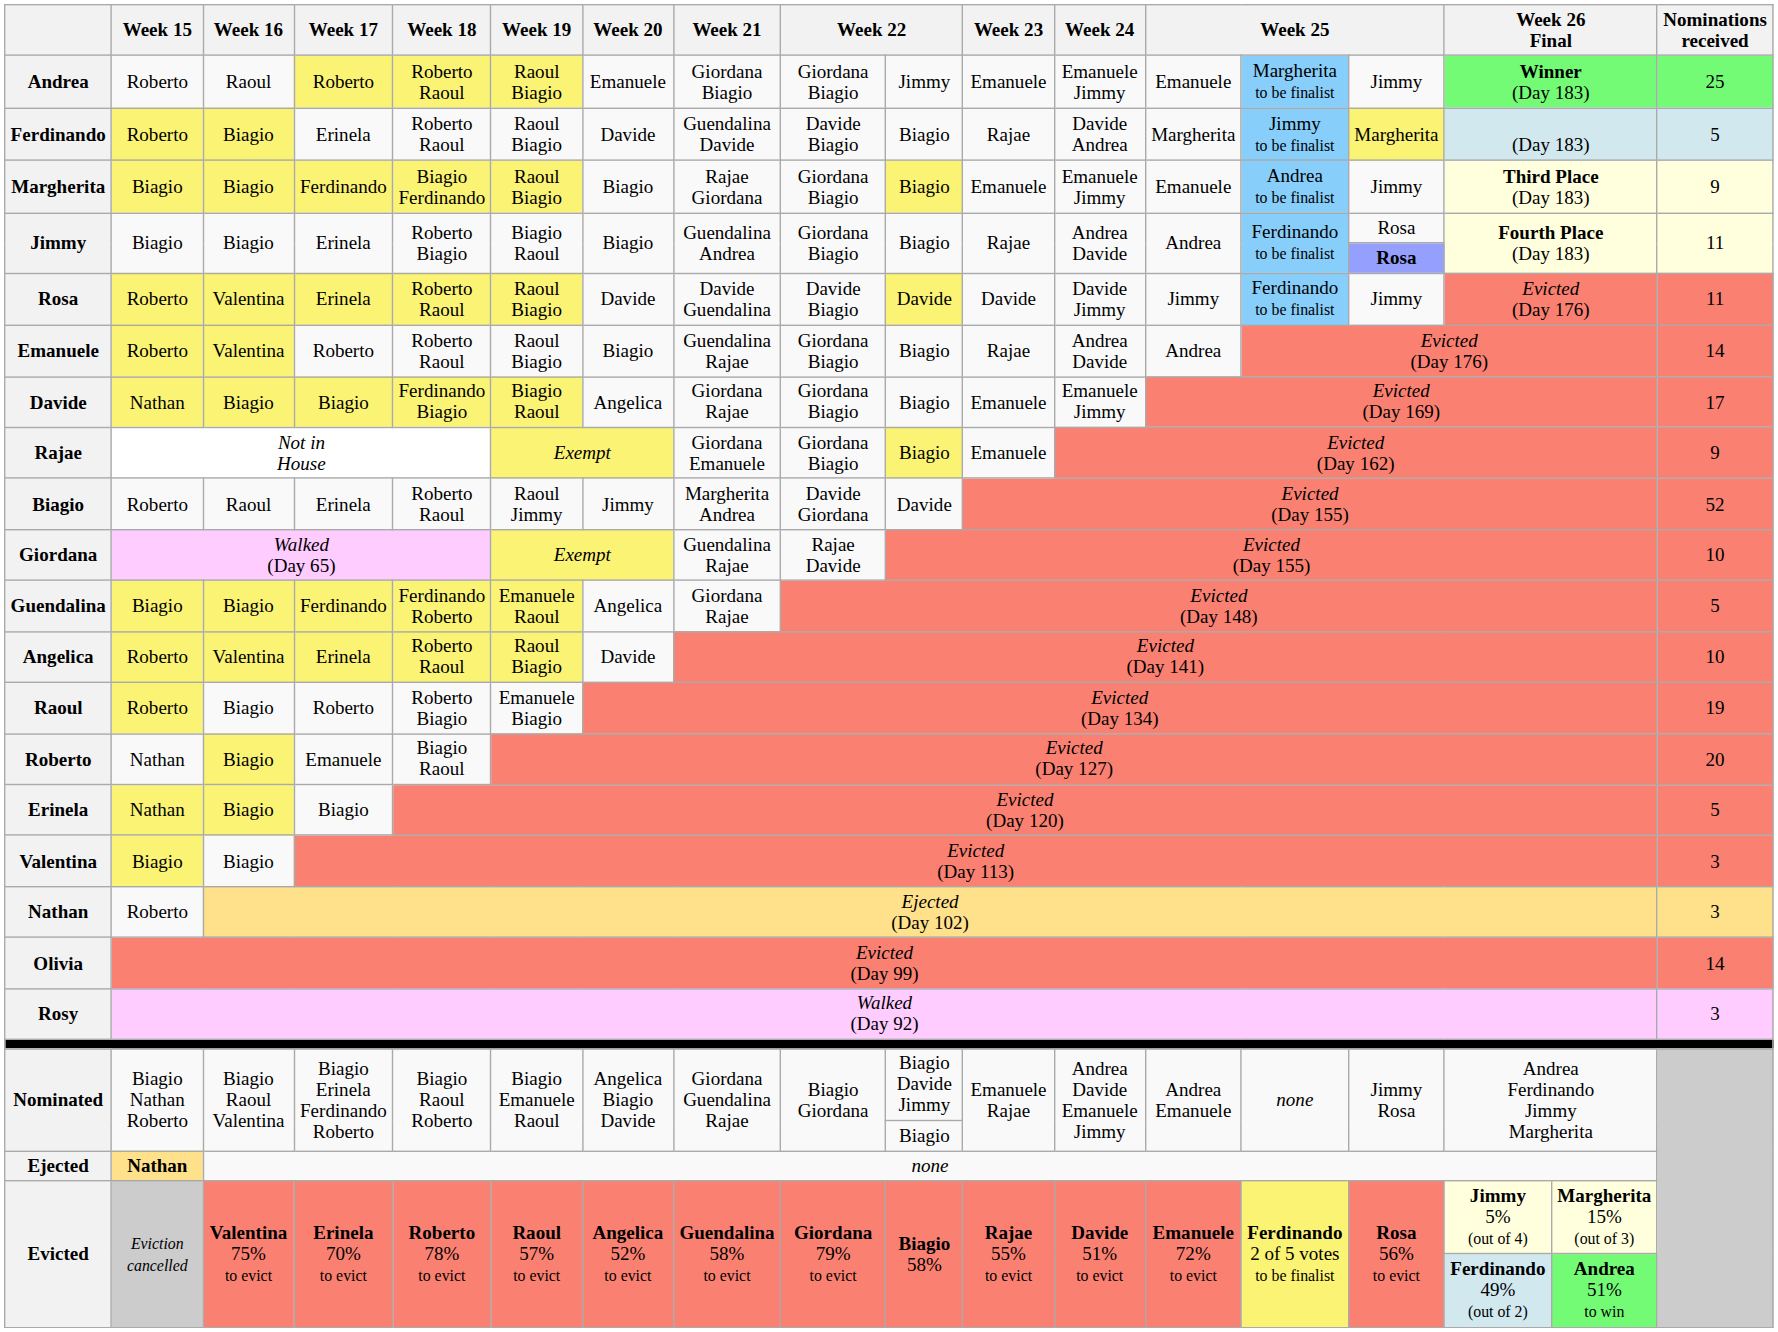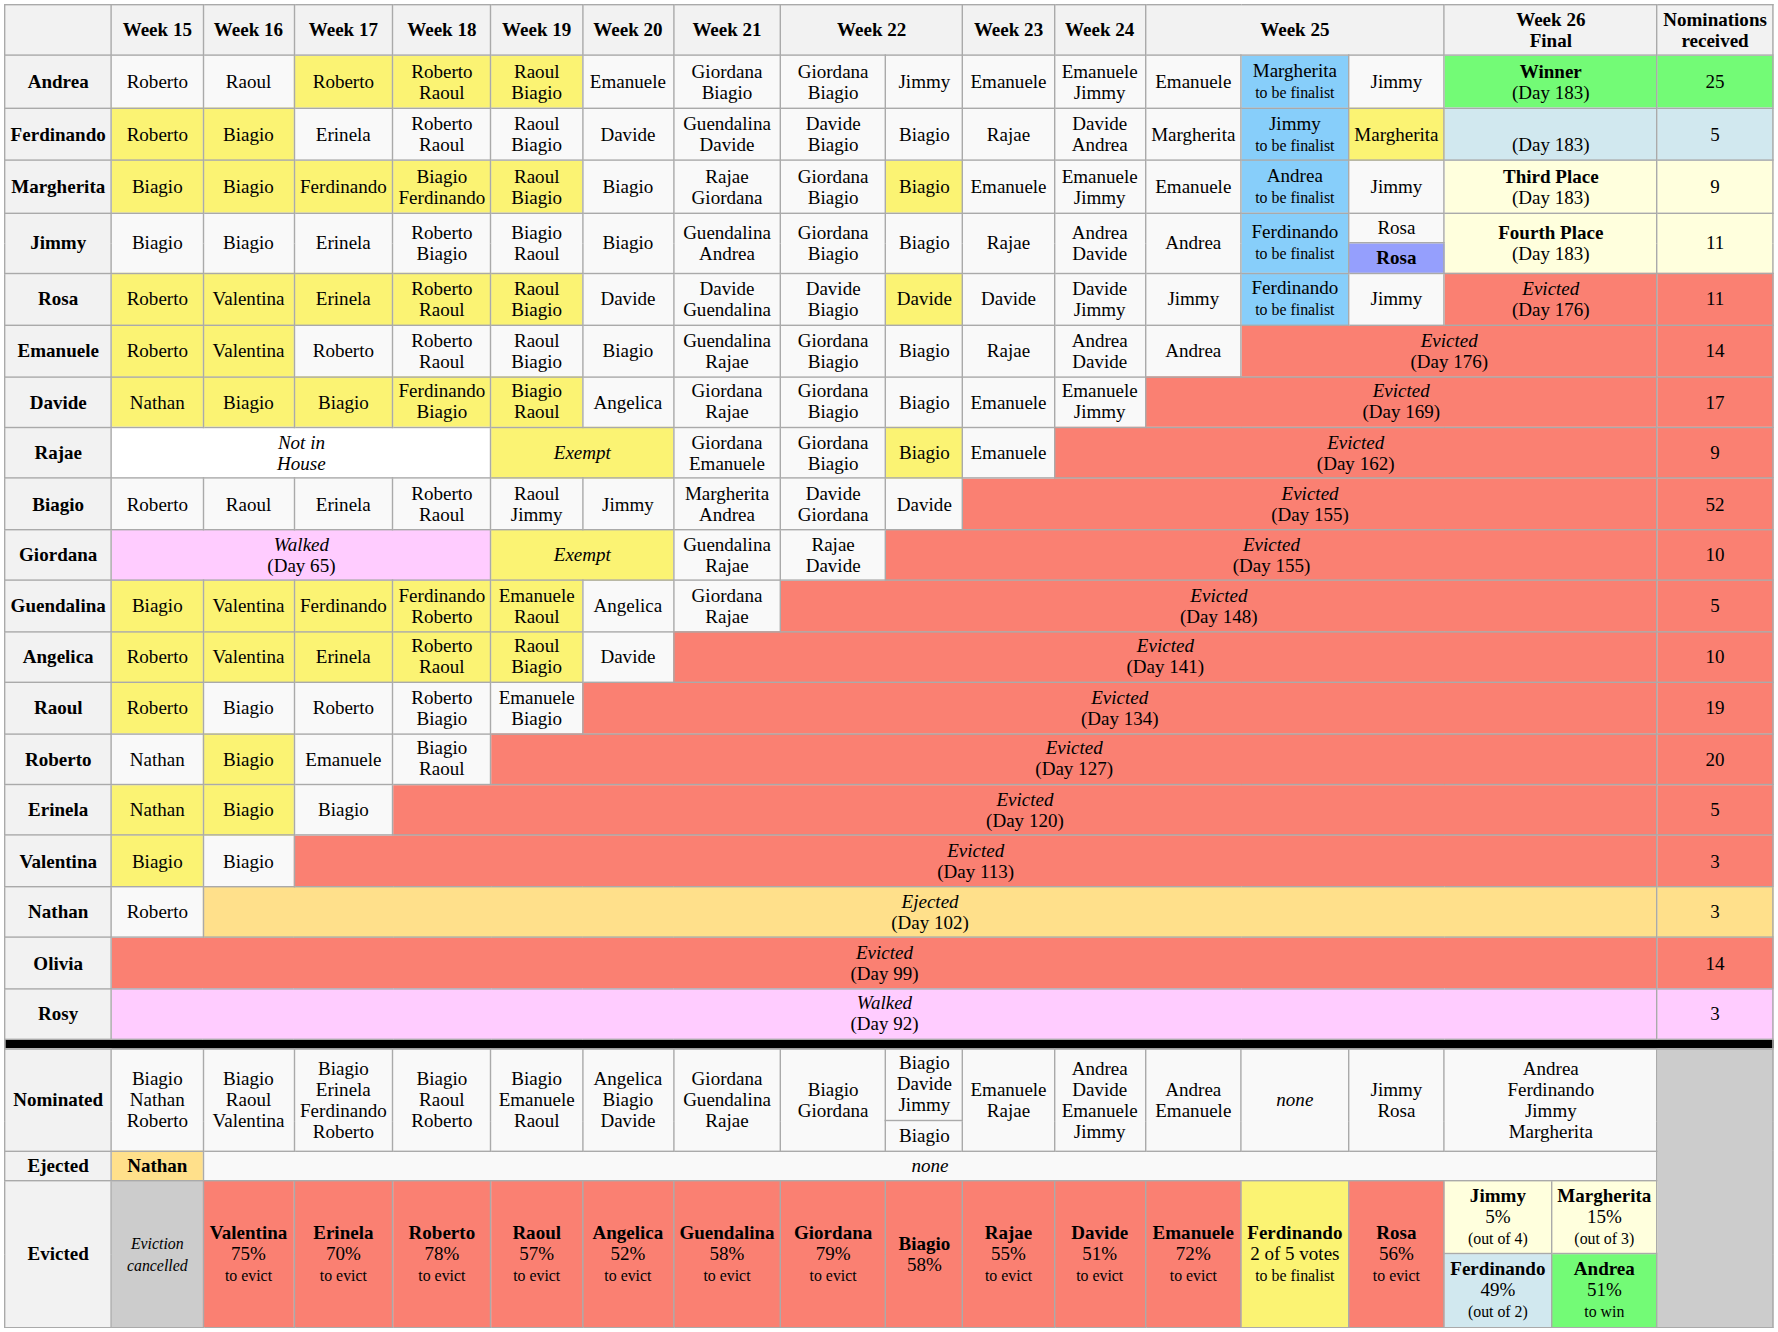(248, 606) Biagio -> (248, 606) Valentina
